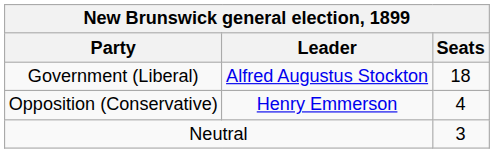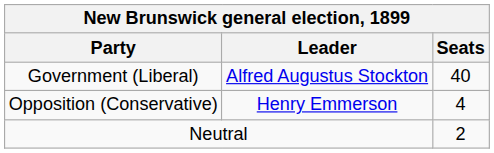(461, 76) 18 -> (461, 76) 40
(461, 133) 3 -> (461, 133) 2
